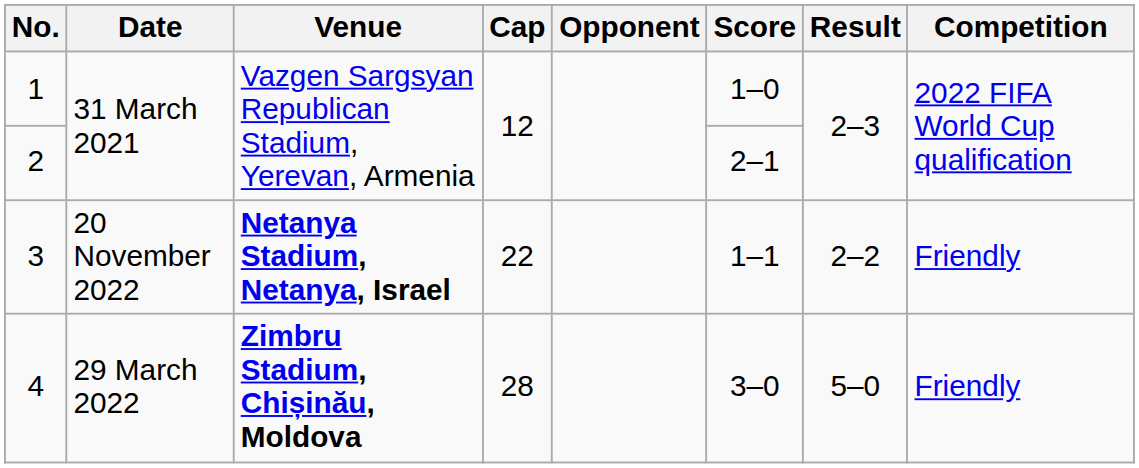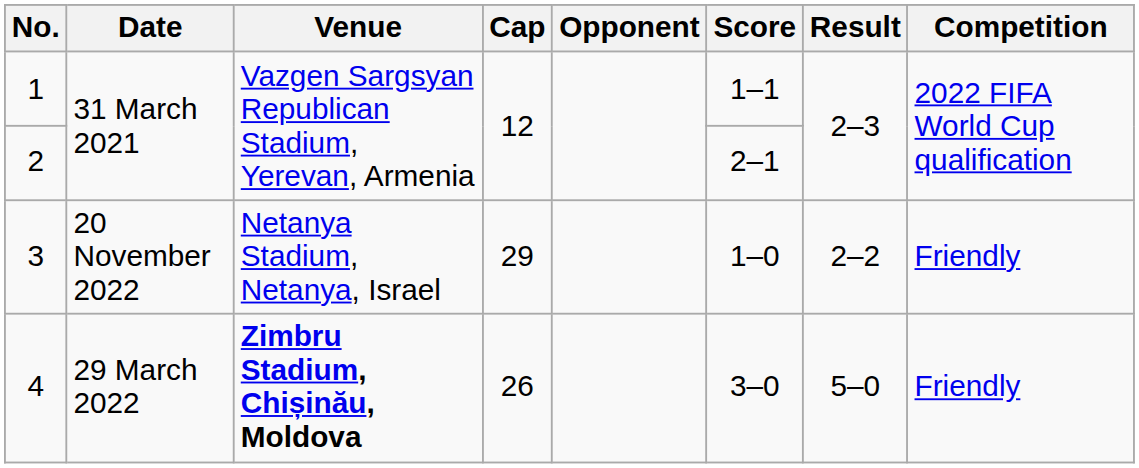(755, 88) 1–0 -> (755, 88) 1–1
(346, 256) bold -> (341, 256) normal
(517, 256) 22 -> (517, 256) 29
(755, 256) 1–1 -> (755, 256) 1–0
(517, 387) 28 -> (517, 387) 26
